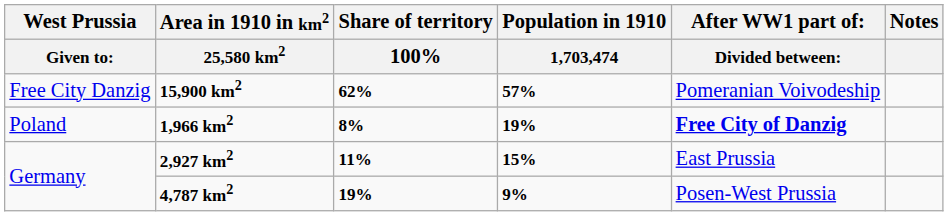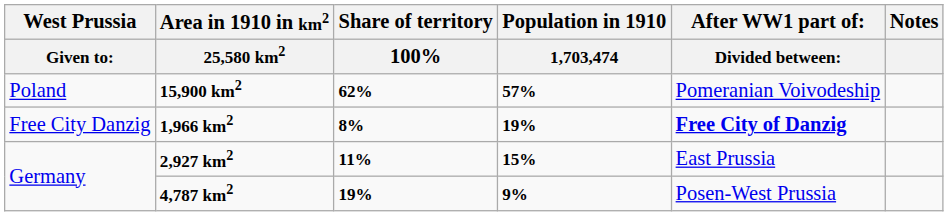(80, 90) Free City Danzig -> (38, 90) Poland
(38, 124) Poland -> (80, 124) Free City Danzig
